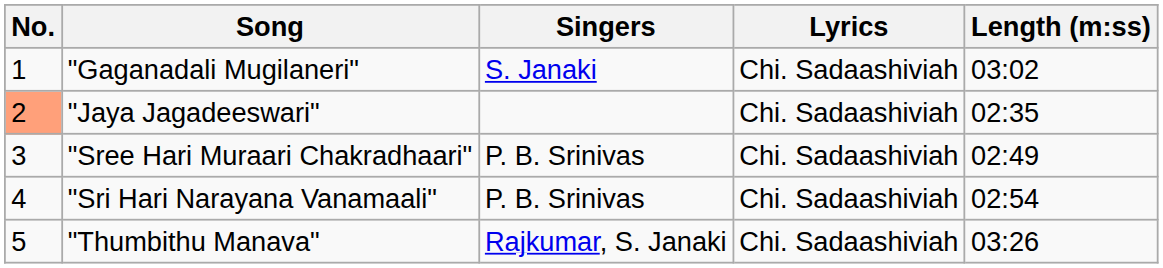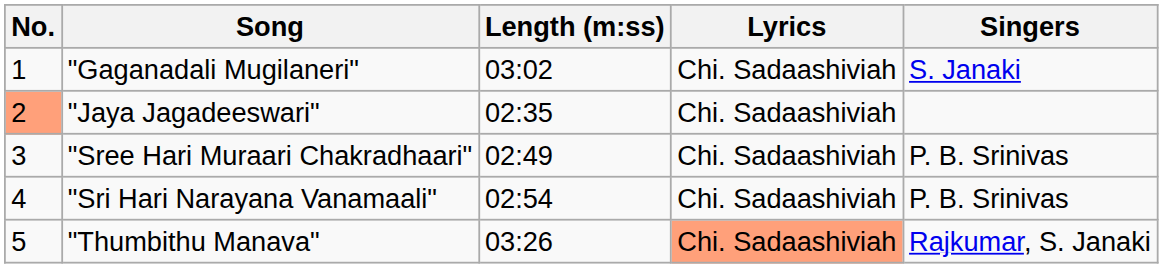columns swapped: (606, 27) <-> (1061, 27)
(849, 242) no background -> (787, 242) lightsalmon background
